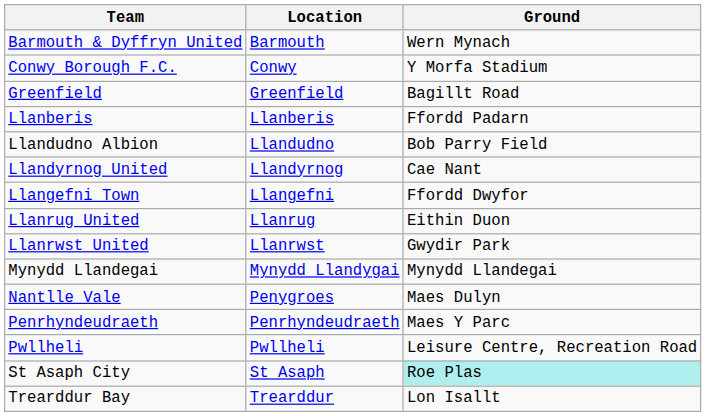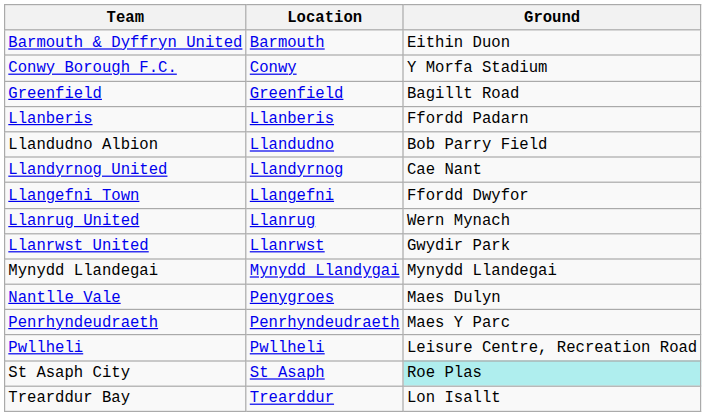(459, 43) Wern Mynach -> (459, 43) Eithin Duon
(459, 221) Eithin Duon -> (459, 221) Wern Mynach
